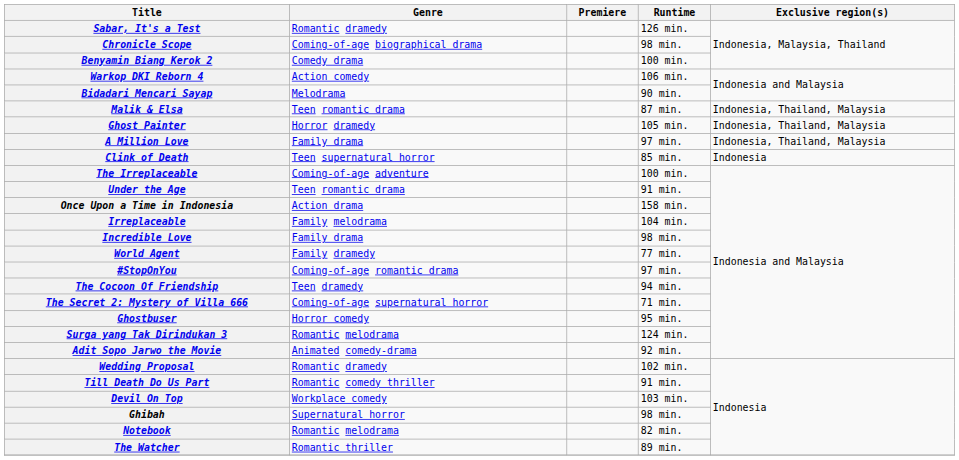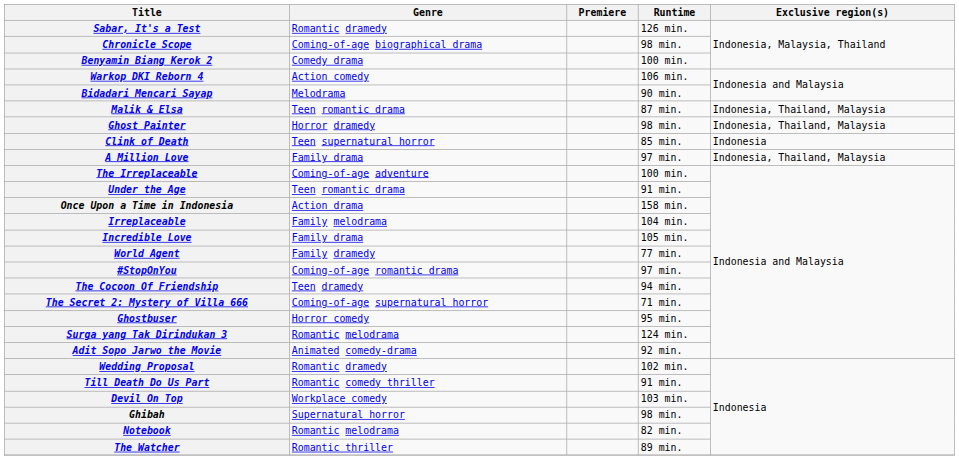(665, 125) 105 min. -> (662, 125) 98 min.
rows swapped: (147, 141) <-> (147, 157)
(662, 238) 98 min. -> (665, 238) 105 min.
